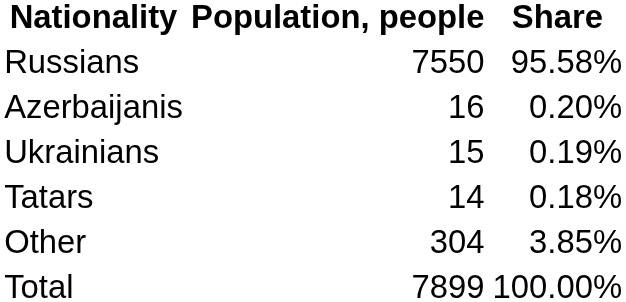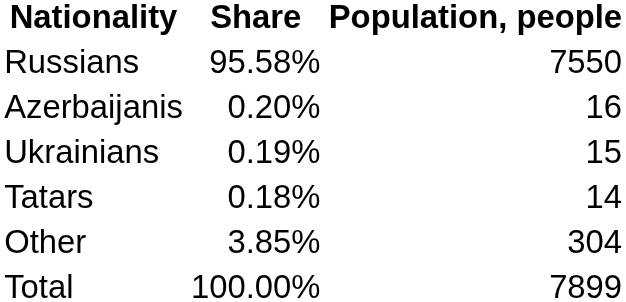columns swapped: (338, 17) <-> (557, 17)
